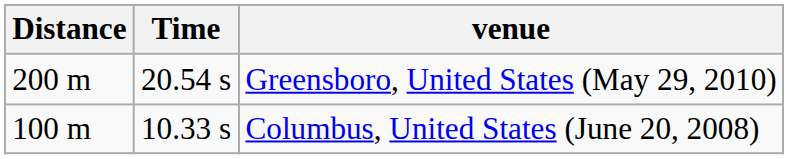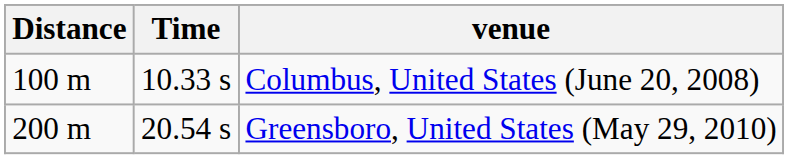rows swapped: (502, 128) <-> (511, 78)
